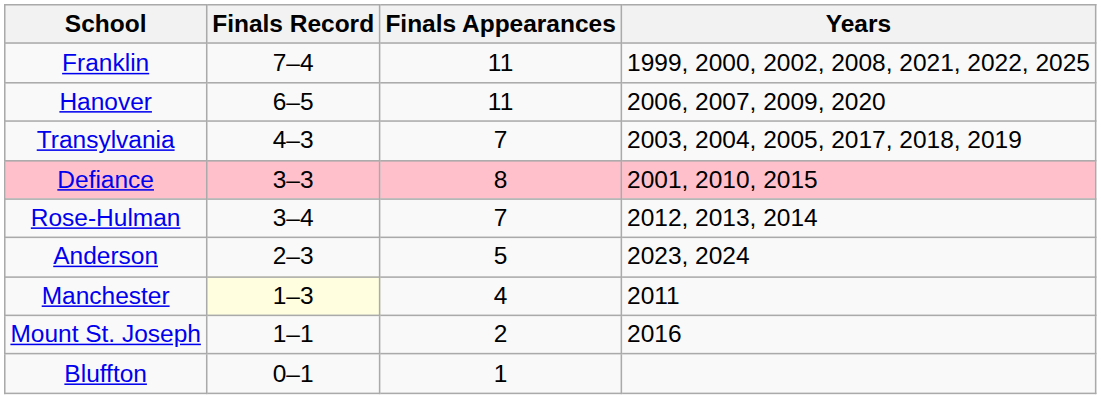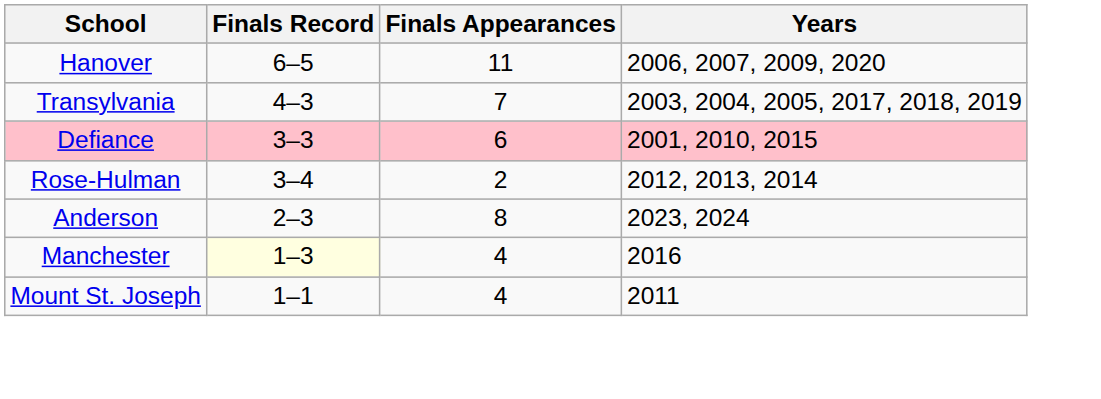- row: (106, 62)
(501, 179) 8 -> (501, 140) 6
(501, 218) 7 -> (501, 179) 2
(501, 256) 5 -> (501, 218) 8
(653, 295) 2011 -> (654, 256) 2016
(501, 334) 2 -> (501, 295) 4
(654, 334) 2016 -> (653, 295) 2011
- row: (106, 373)
